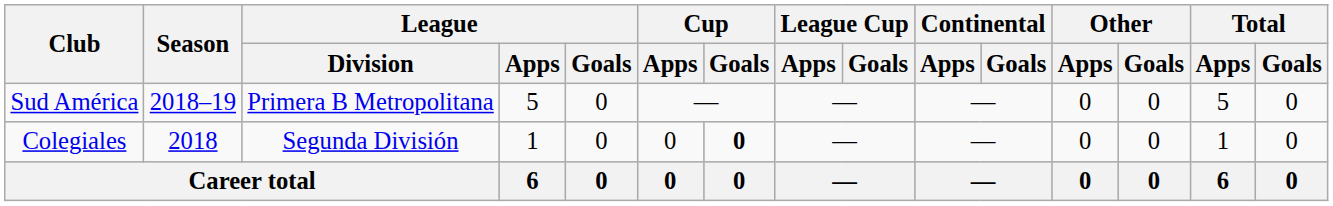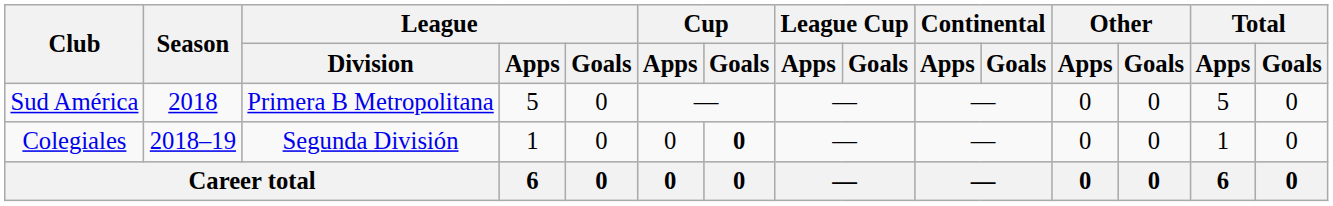(193, 102) 2018–19 -> (193, 102) 2018
(193, 141) 2018 -> (193, 141) 2018–19
